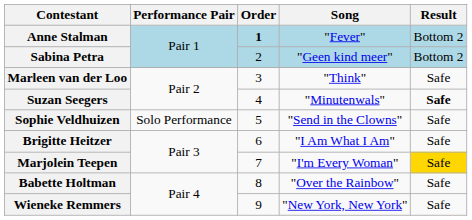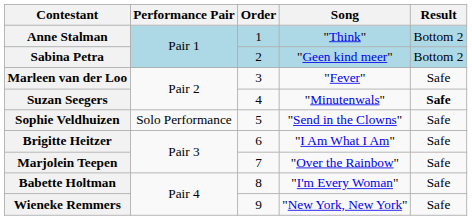(258, 36) bold -> (258, 36) normal
(345, 36) "Fever" -> (345, 36) "Think"
(345, 78) "Think" -> (345, 78) "Fever"
(345, 162) "I'm Every Woman" -> (345, 162) "Over the Rainbow"
(439, 162) gold background -> (439, 162) no background
(345, 183) "Over the Rainbow" -> (345, 183) "I'm Every Woman"
